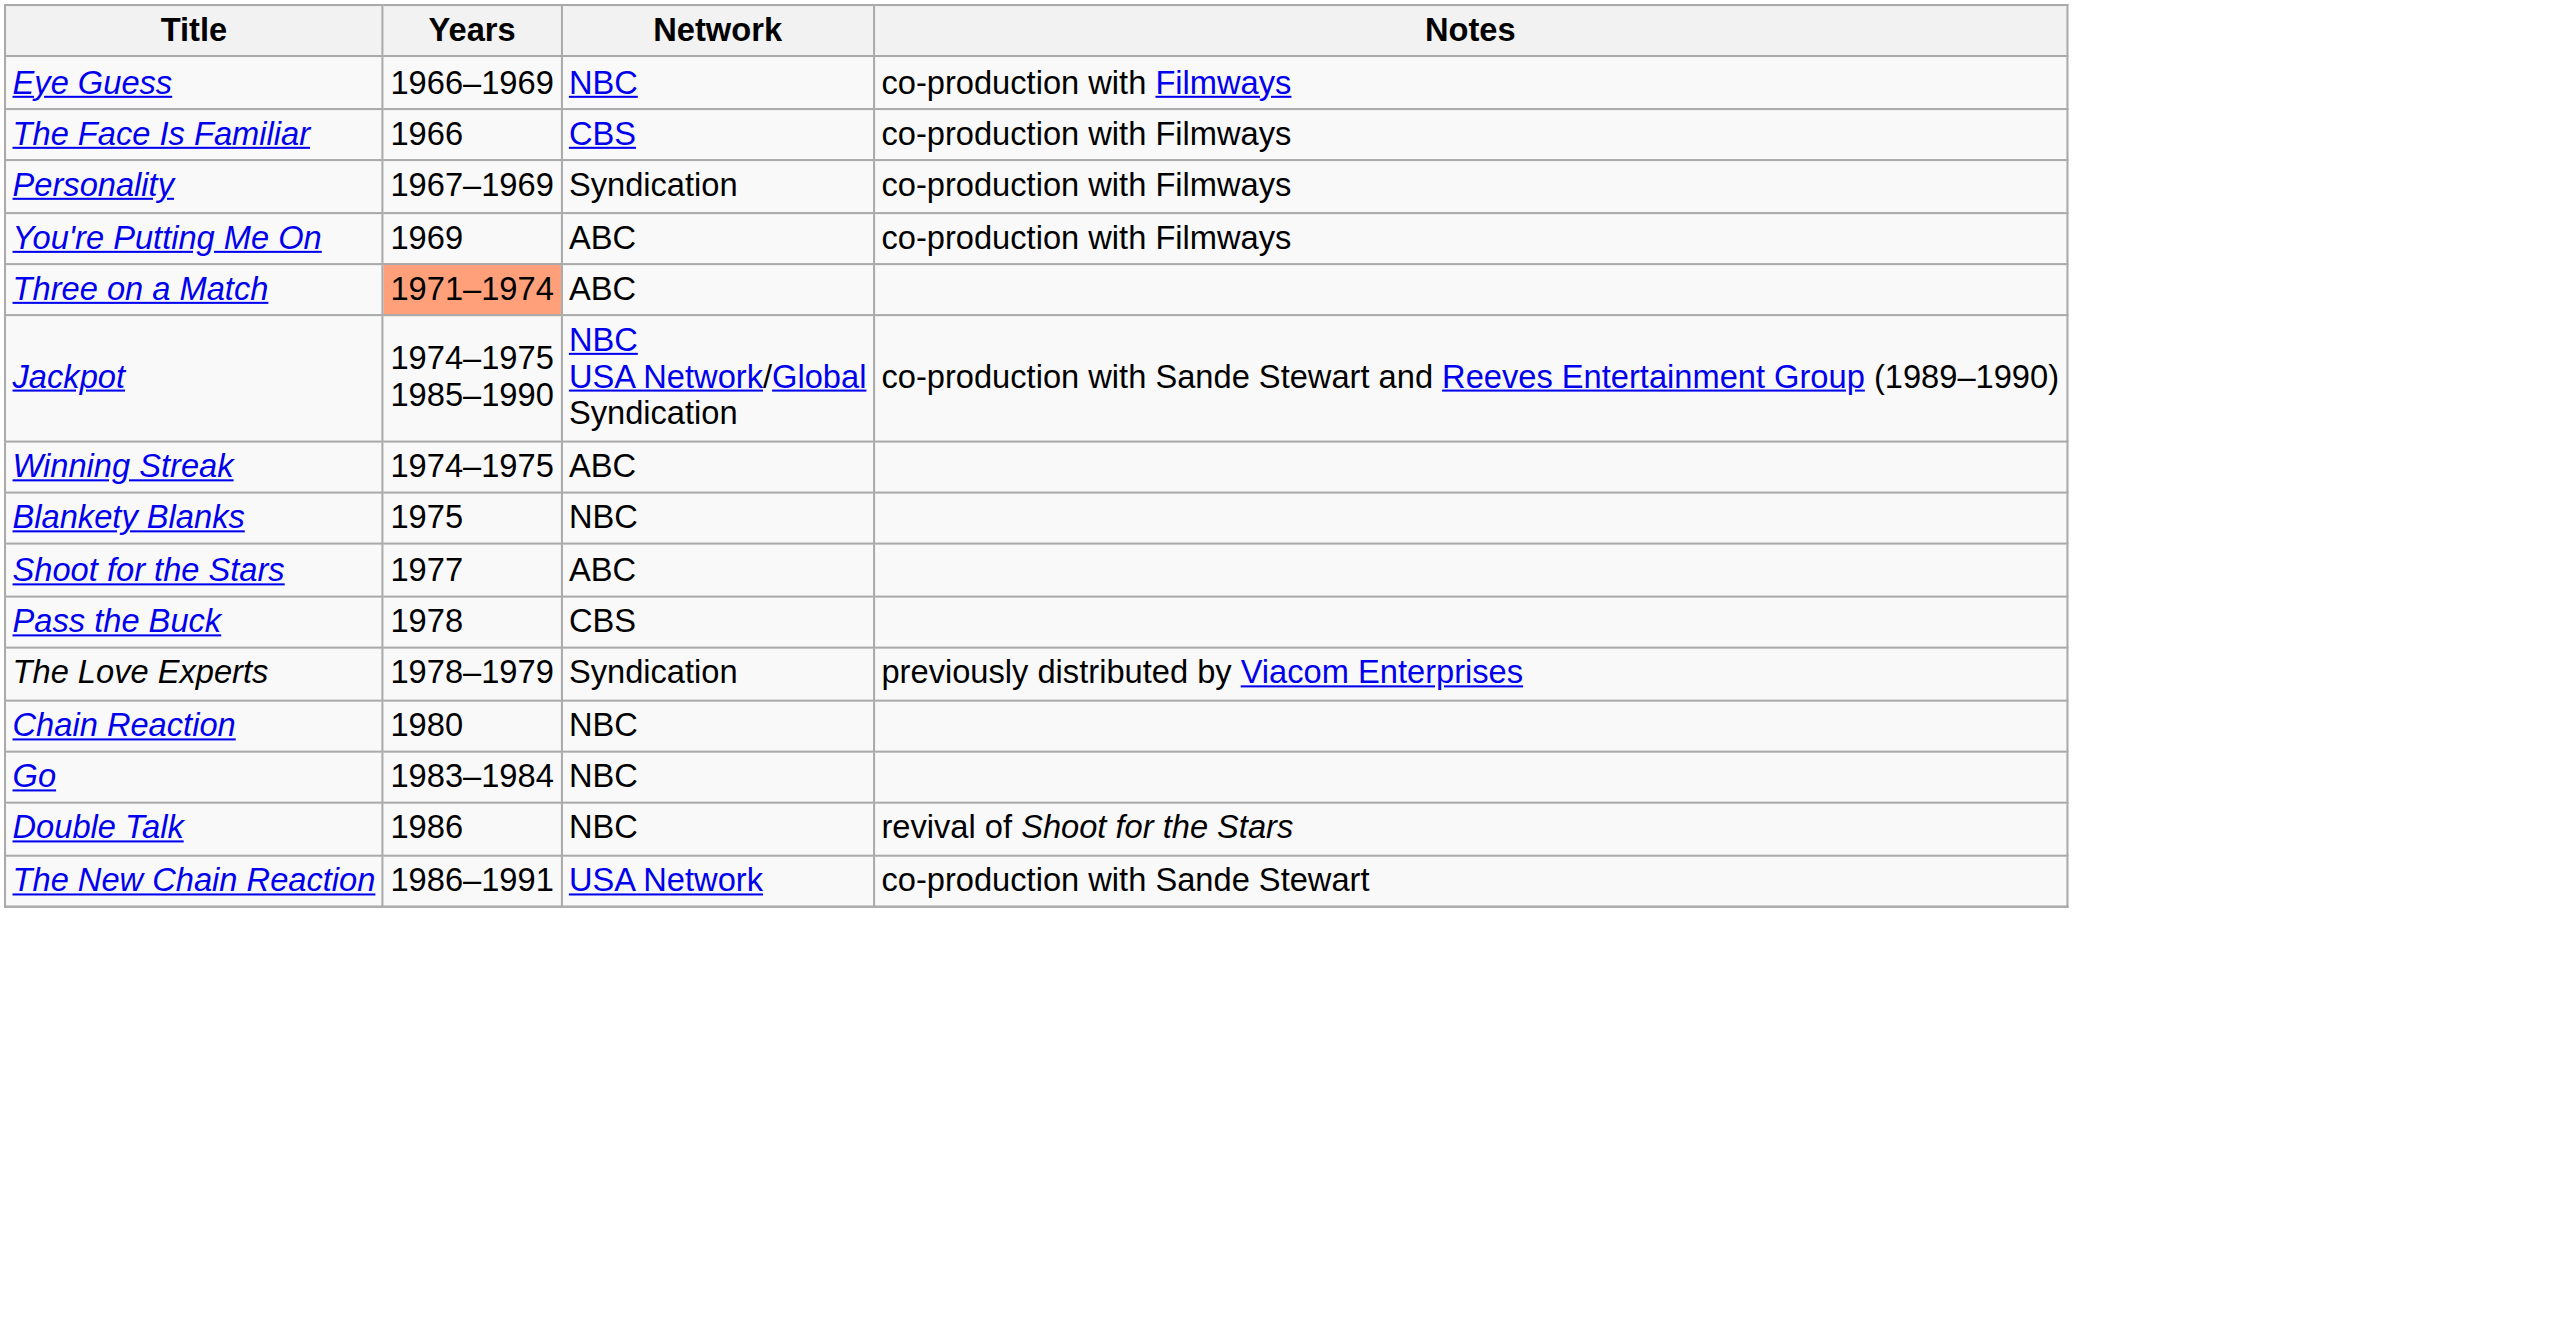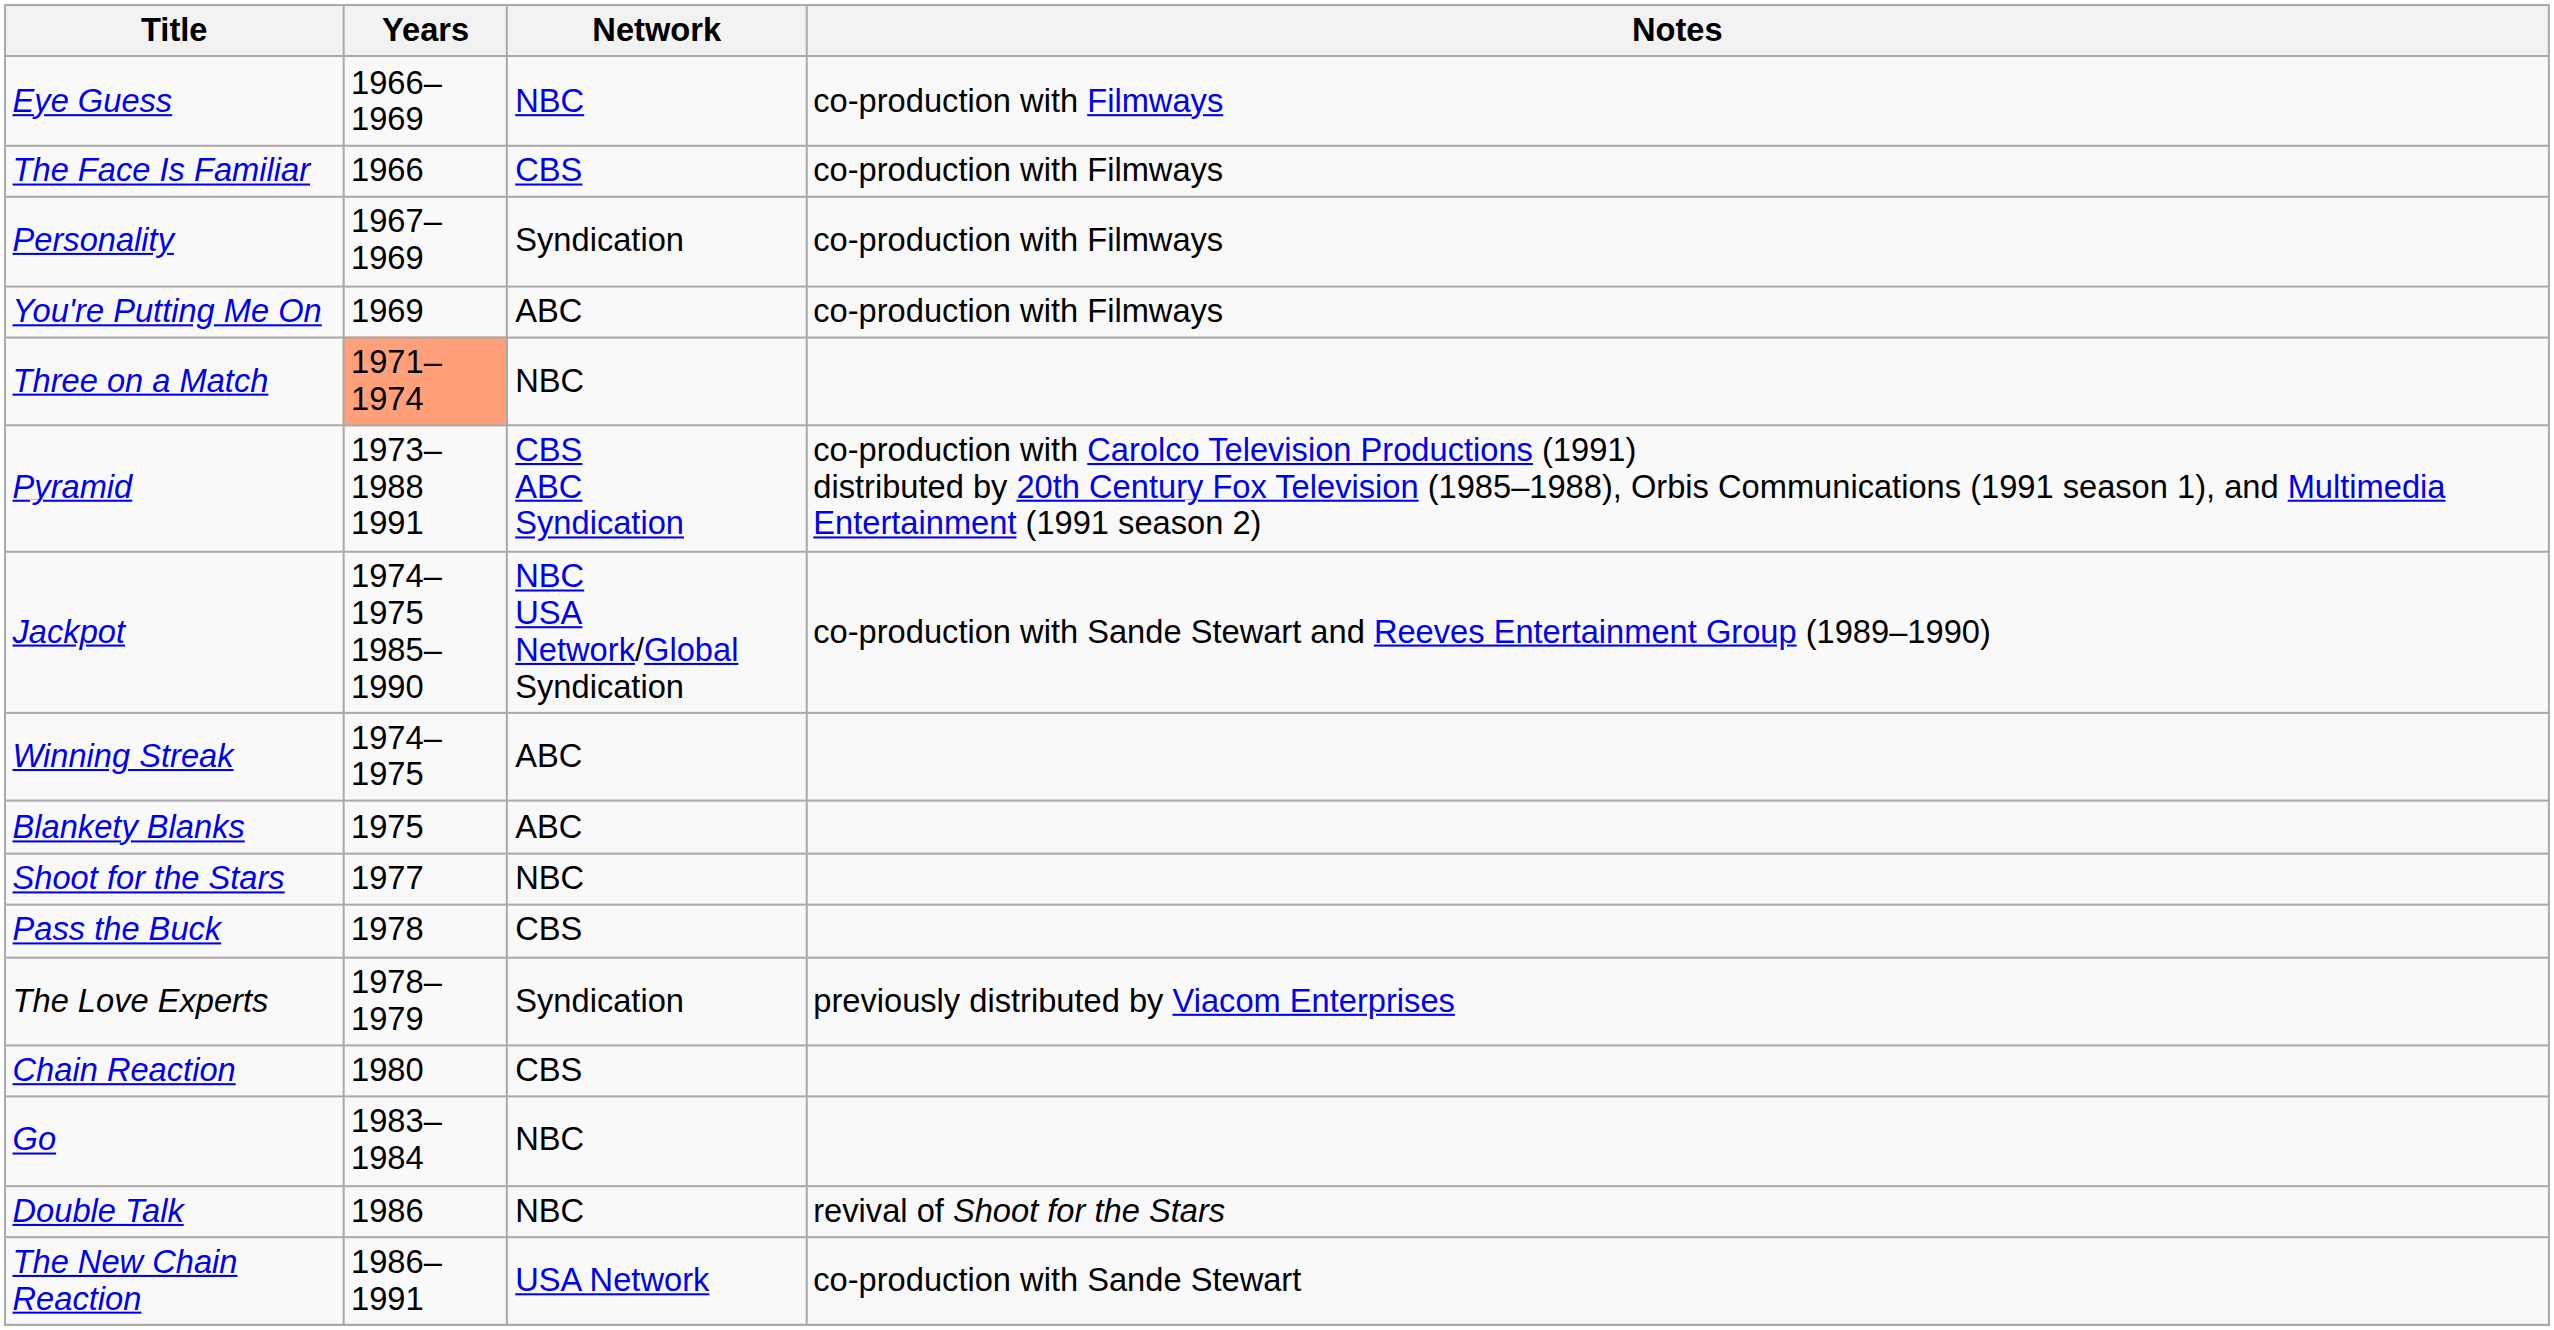(602, 289) ABC -> (550, 381) NBC
+ row: (72, 487)
(603, 517) NBC -> (549, 826) ABC
(602, 569) ABC -> (550, 878) NBC
(603, 725) NBC -> (549, 1070) CBS
